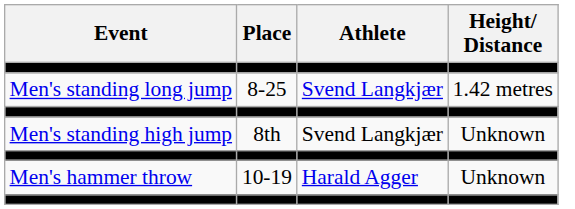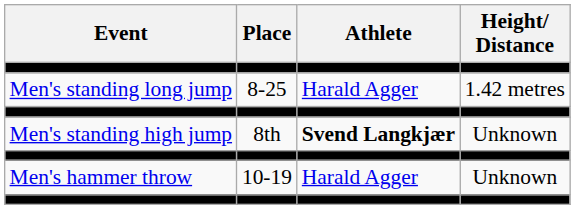(372, 89) Svend Langkjær -> (360, 89) Harald Agger
(372, 133) normal -> (378, 133) bold
